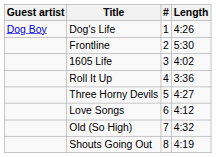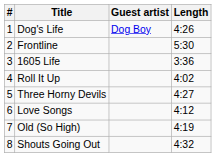columns swapped: (166, 12) <-> (36, 12)
(184, 62) 4:02 -> (184, 62) 3:36
(184, 78) 3:36 -> (184, 78) 4:02
(184, 128) 4:32 -> (184, 128) 4:19
(184, 144) 4:19 -> (184, 144) 4:32
